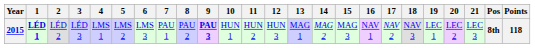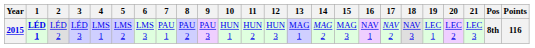(208, 30) bold -> (208, 30) normal
(516, 30) 118 -> (515, 30) 116
